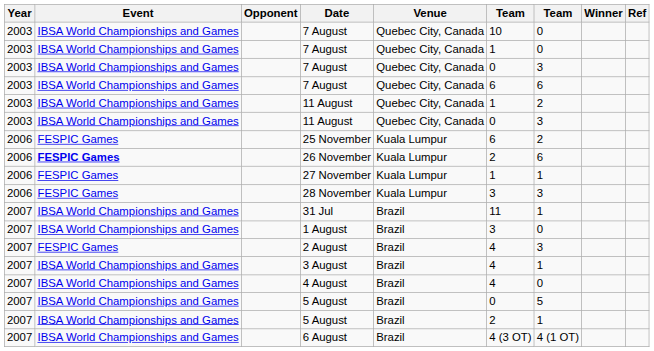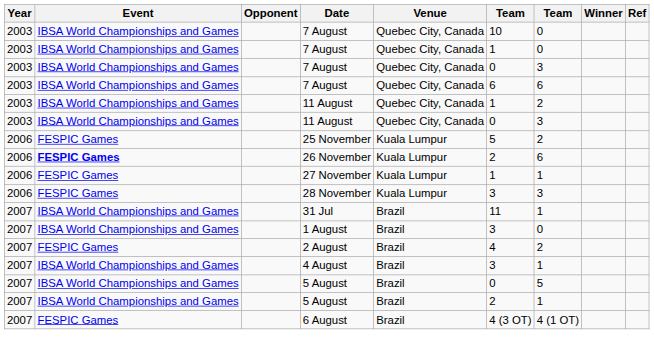(492, 139) 6 -> (492, 139) 5
(540, 247) 3 -> (540, 247) 2
- row: (20, 265)
(492, 283) 4 -> (492, 265) 3
(540, 283) 0 -> (540, 265) 1
(138, 337) IBSA World Championships and Games -> (78, 319) FESPIC Games
